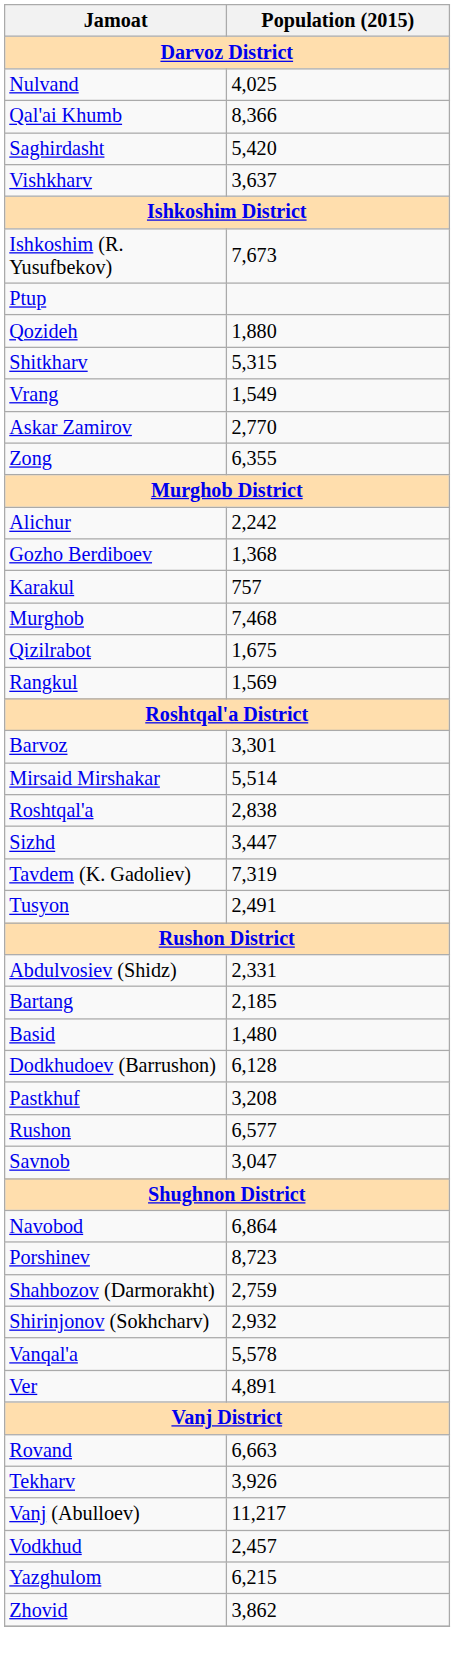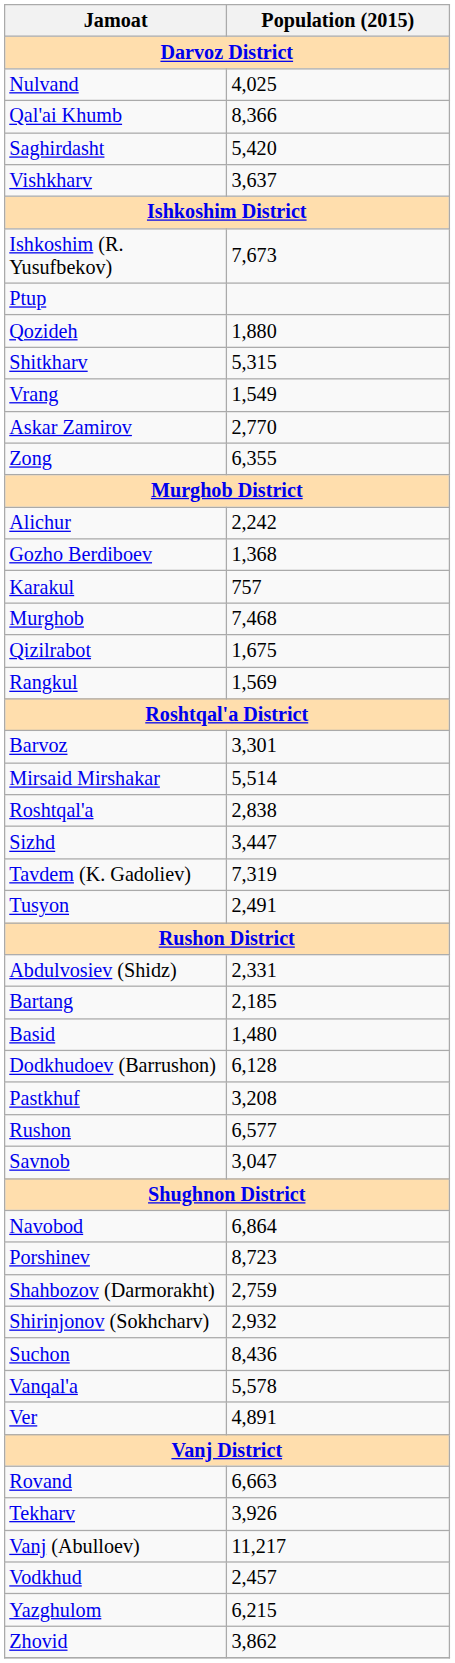+ row: (40, 1354)
